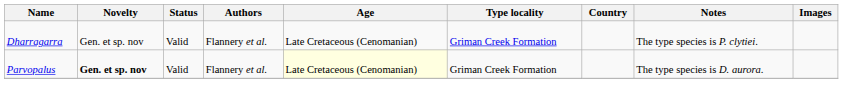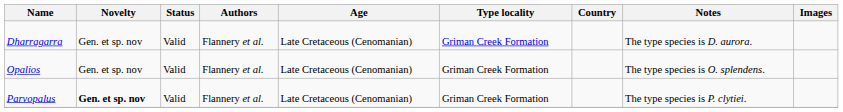(697, 41) The type species is P. clytiei. -> (689, 41) The type species is D. aurora.
+ row: (23, 70)
(351, 70) lightyellow background -> (346, 98) no background
(700, 70) The type species is D. aurora. -> (686, 98) The type species is P. clytiei.
